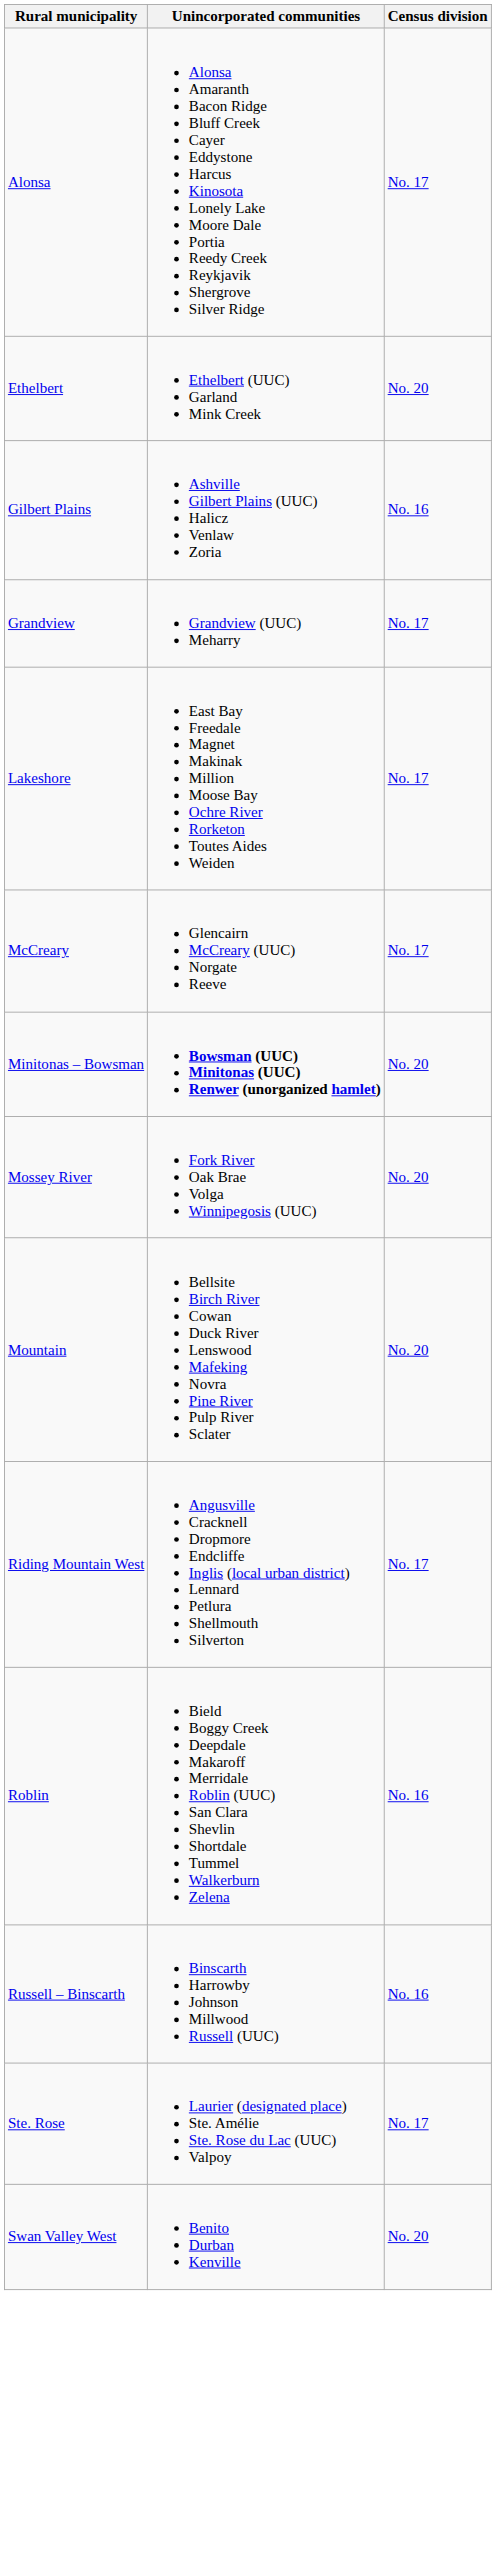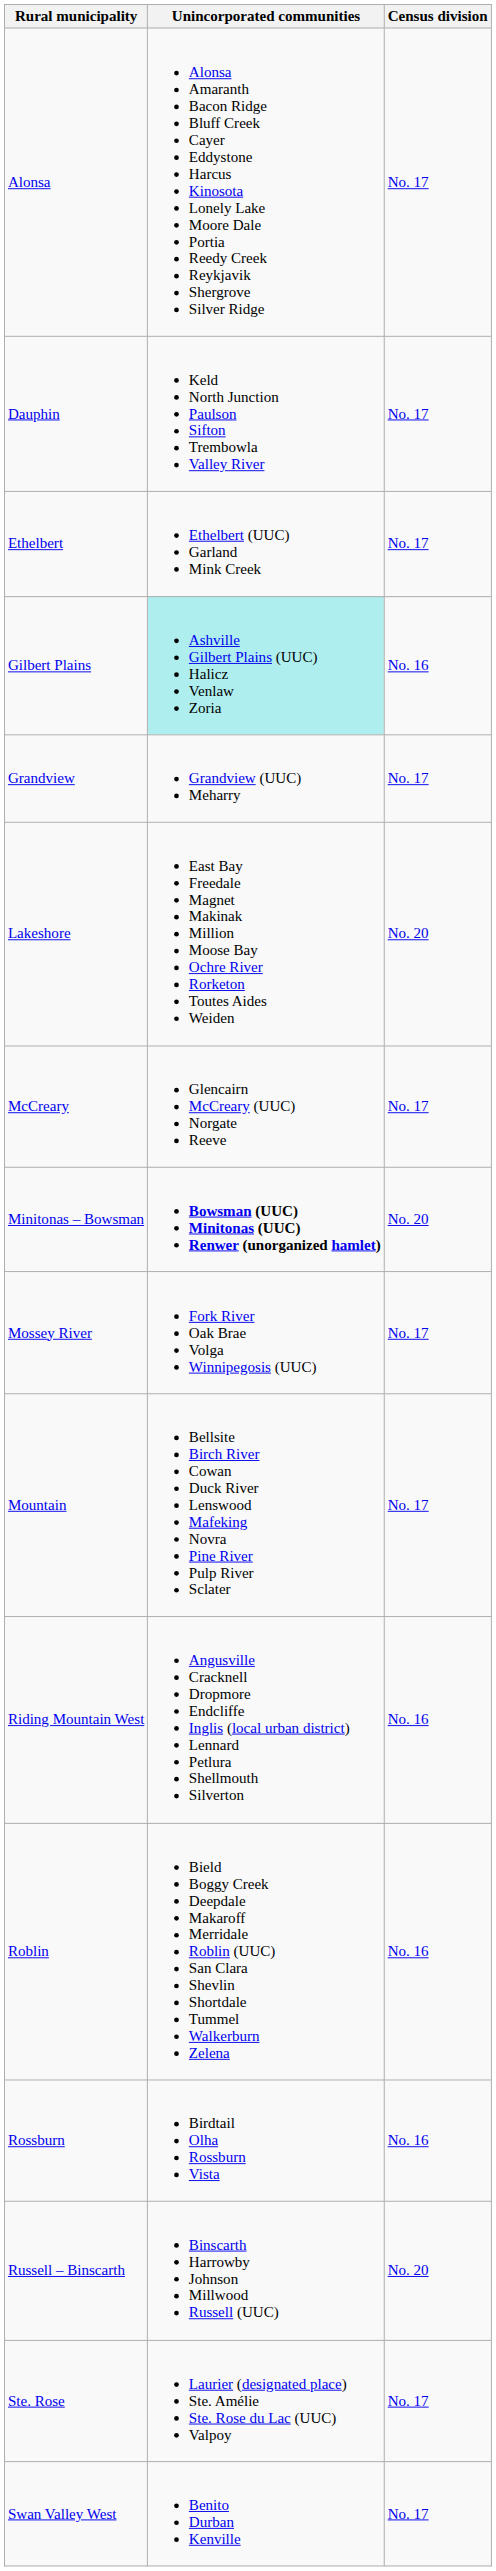+ row: (34, 413)
(408, 388) No. 20 -> (408, 543) No. 17
(266, 518) no background -> (266, 674) paleturquoise background
(408, 778) No. 17 -> (408, 934) No. 20
(408, 1177) No. 20 -> (408, 1332) No. 17
(408, 1349) No. 20 -> (408, 1505) No. 17
(408, 1564) No. 17 -> (408, 1719) No. 16
+ row: (36, 2140)
(408, 1993) No. 16 -> (408, 2270) No. 20
(408, 2236) No. 20 -> (408, 2514) No. 17
